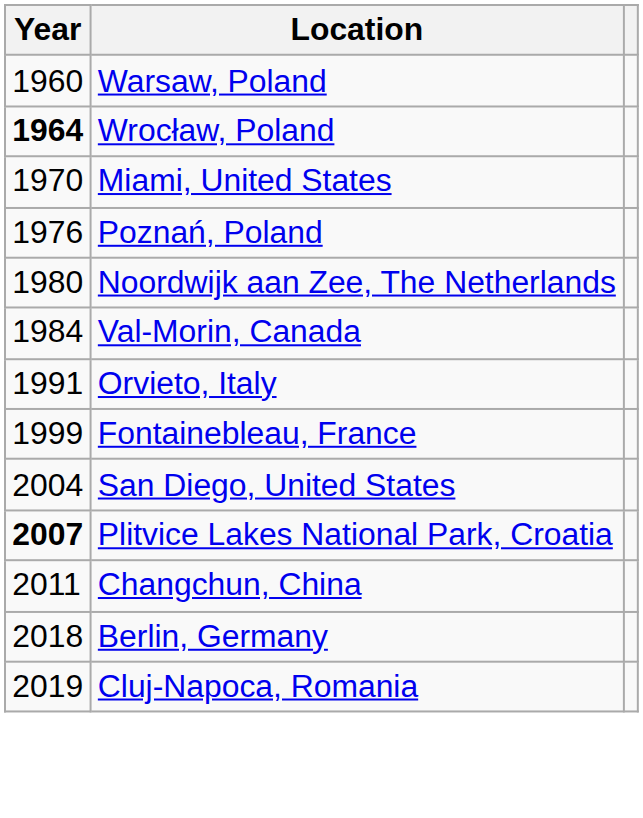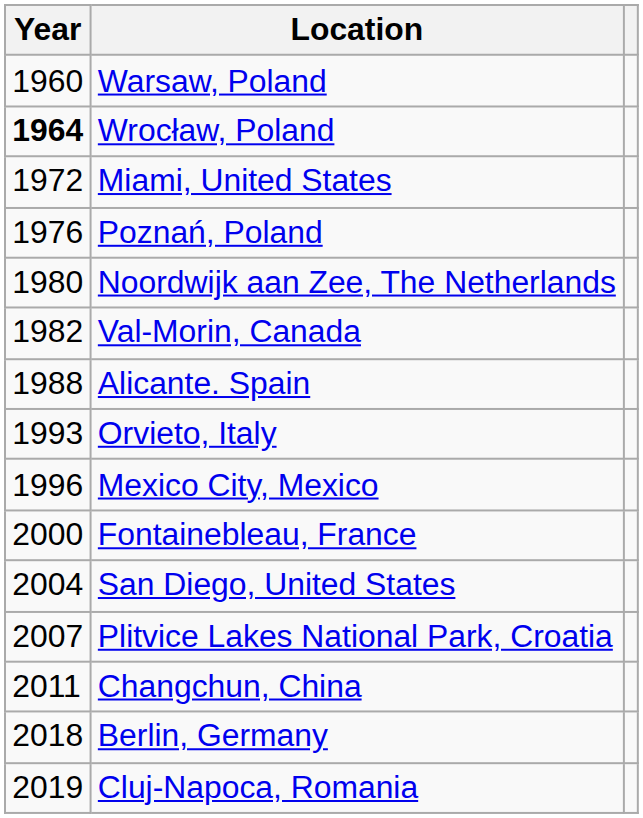(48, 181) 1970 -> (48, 181) 1972
(48, 332) 1984 -> (48, 332) 1982
+ row: (204, 383)
(48, 383) 1991 -> (48, 433) 1993
+ row: (238, 484)
(48, 433) 1999 -> (48, 534) 2000
(48, 534) bold -> (48, 635) normal
